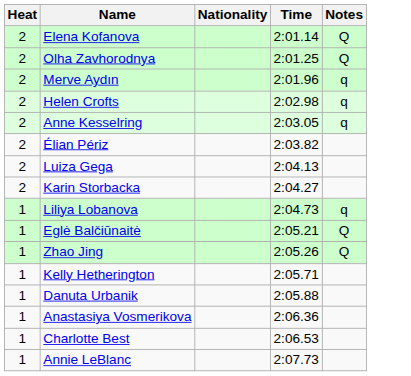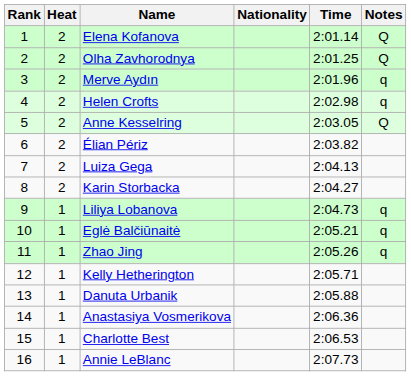+ column: (24, 15)
(344, 123) q -> (384, 123) Q
(344, 230) Q -> (384, 230) q
(344, 252) Q -> (384, 252) q
